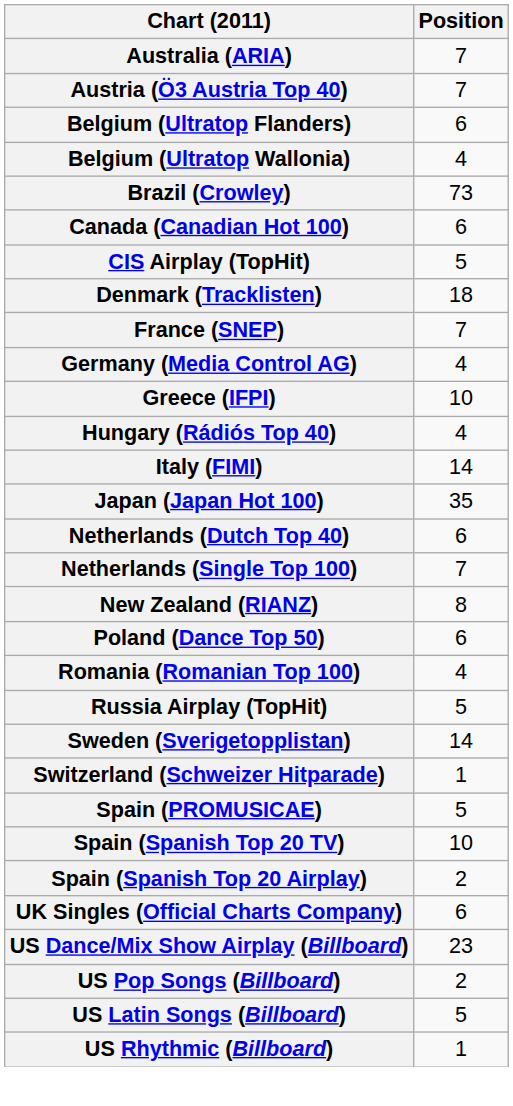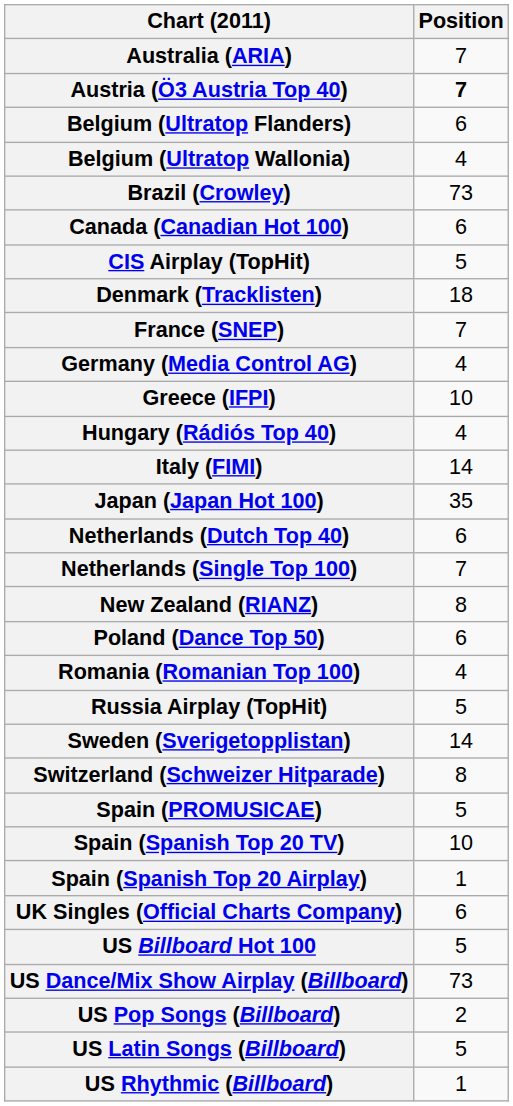(461, 90) normal -> (461, 90) bold
(461, 775) 1 -> (461, 775) 8
(461, 878) 2 -> (461, 878) 1
+ row: (209, 946)
(461, 946) 23 -> (461, 980) 73
